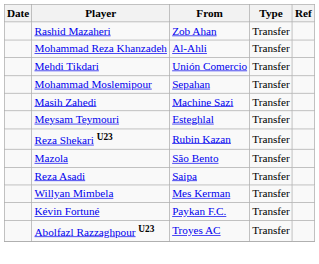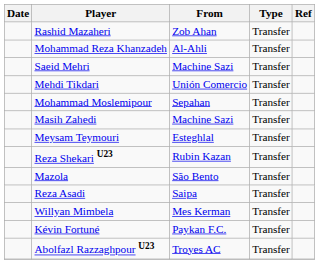+ row: (62, 66)
